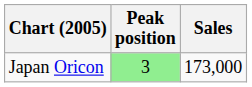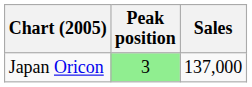(213, 67) 173,000 -> (213, 67) 137,000
